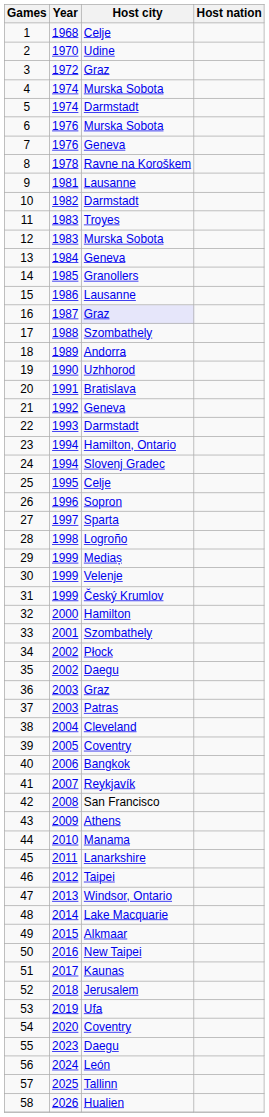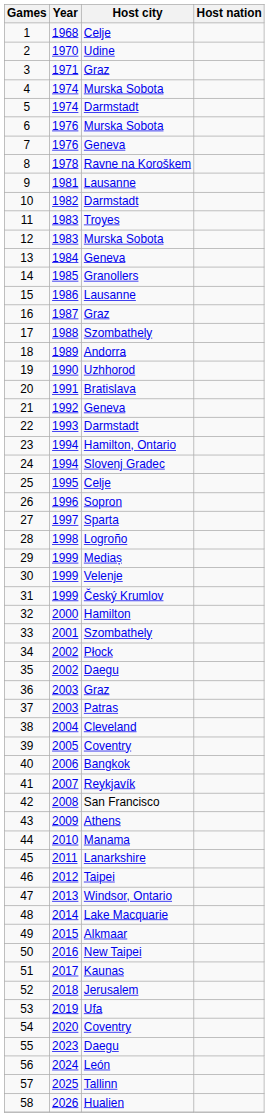(65, 70) 1972 -> (65, 70) 1971
(97, 314) lavender background -> (97, 314) no background
